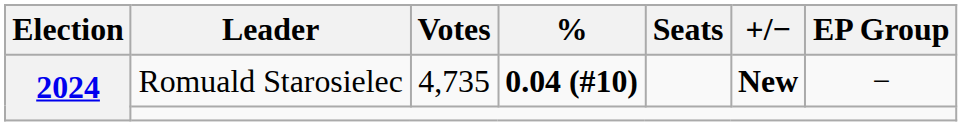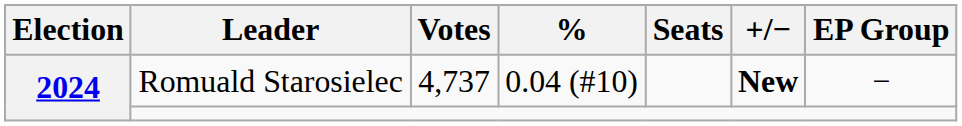(454, 80) 4,735 -> (454, 80) 4,737
(572, 80) bold -> (572, 80) normal
